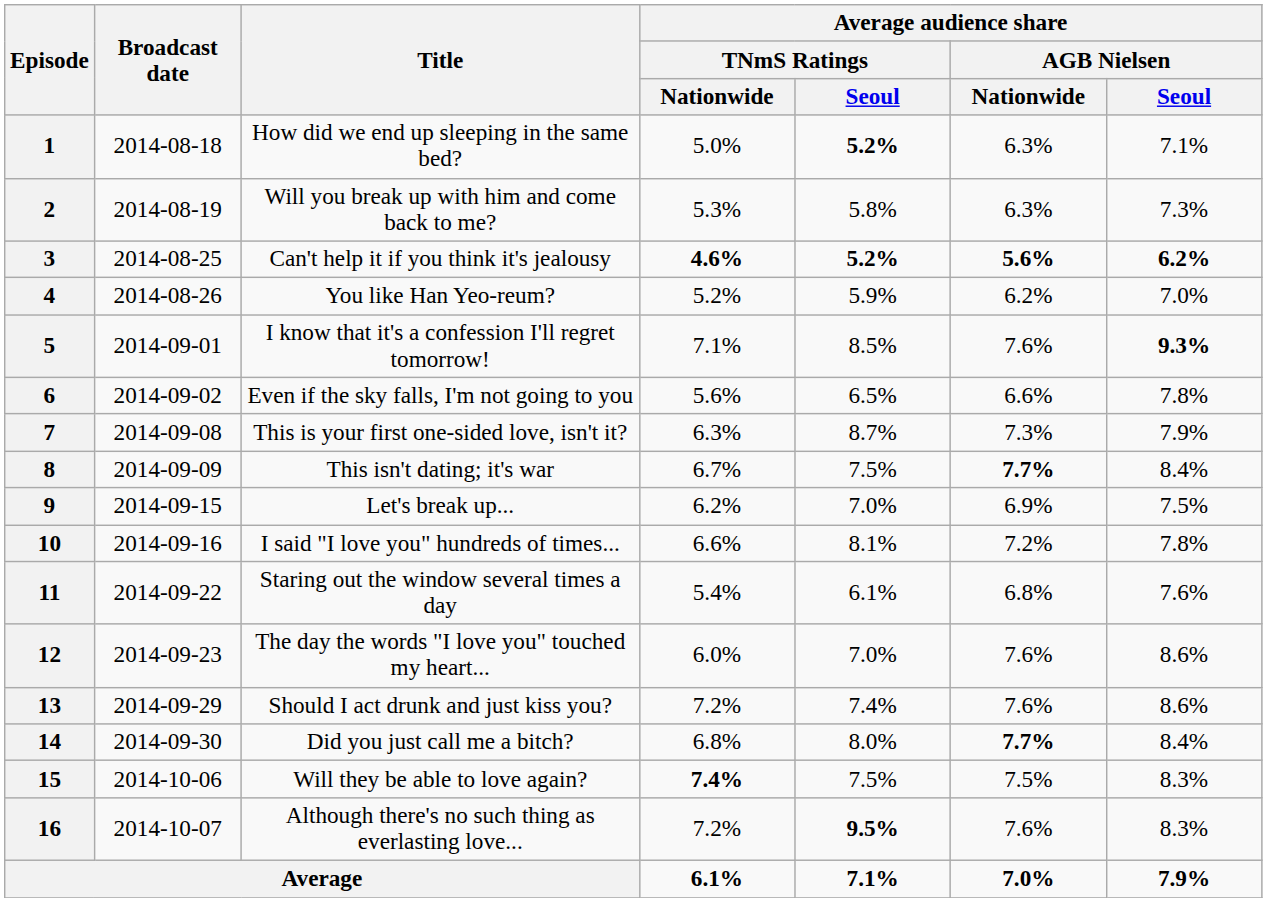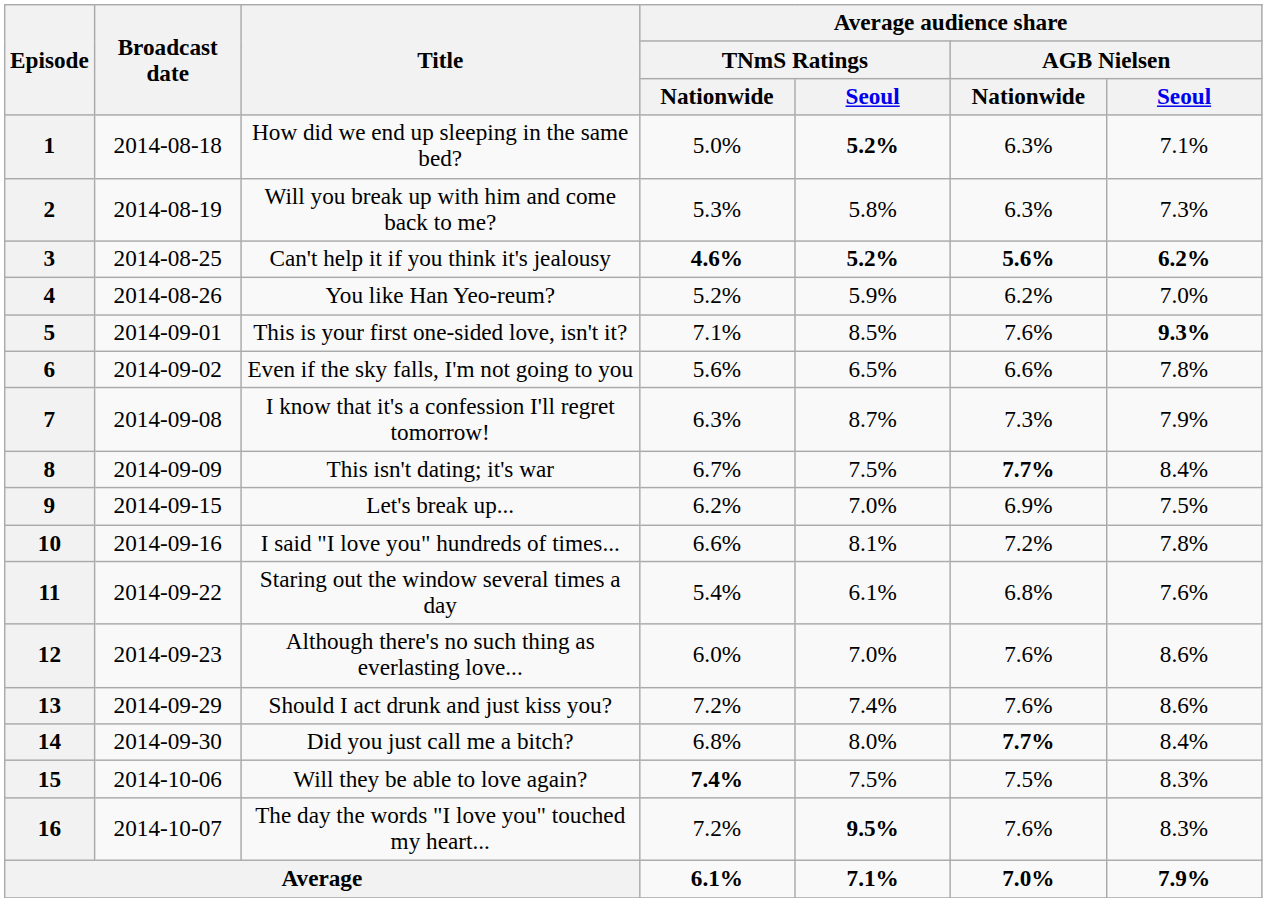(440, 345) I know that it's a confession I'll regret tomorrow! -> (440, 332) This is your first one-sided love, isn't it?
(440, 432) This is your first one-sided love, isn't it? -> (440, 419) I know that it's a confession I'll regret tomorrow!
(440, 655) The day the words "I love you" touched my heart... -> (440, 655) Although there's no such thing as everlasting love...
(440, 828) Although there's no such thing as everlasting love... -> (440, 828) The day the words "I love you" touched my heart...
